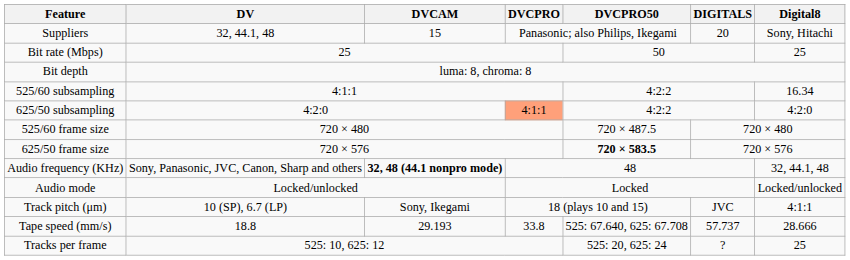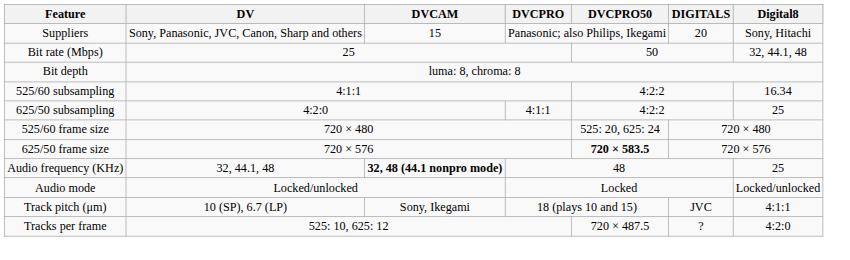(245, 33) 32, 44.1, 48 -> (245, 33) Sony, Panasonic, JVC, Canon, Sharp and others
(800, 52) 25 -> (778, 52) 32, 44.1, 48
(534, 110) lightsalmon background -> (538, 110) no background
(800, 110) 4:2:0 -> (778, 110) 25
(627, 129) 720 × 487.5 -> (620, 129) 525: 20, 625: 24
(245, 168) Sony, Panasonic, JVC, Canon, Sharp and others -> (245, 168) 32, 44.1, 48
(800, 168) 32, 44.1, 48 -> (778, 168) 25
- row: (65, 226)
(627, 245) 525: 20, 625: 24 -> (620, 226) 720 × 487.5
(800, 245) 25 -> (778, 226) 4:2:0
